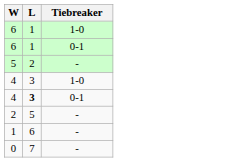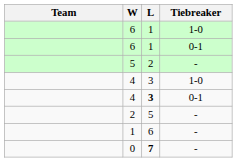+ column: (64, 13)
(32, 149) normal -> (151, 149) bold
